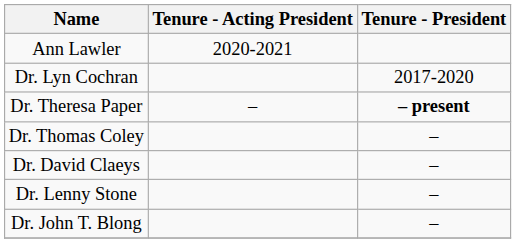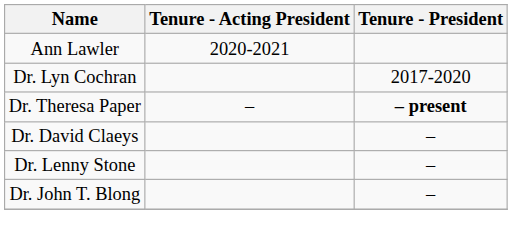- row: (76, 135)
